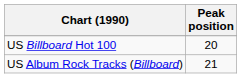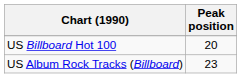(211, 63) 21 -> (211, 63) 23
